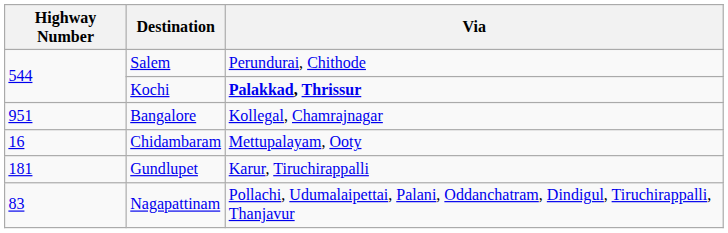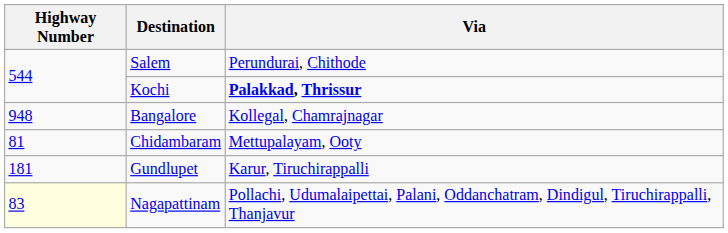(20, 115) 951 -> (20, 115) 948
(16, 142) 16 -> (16, 142) 81
(16, 204) no background -> (16, 204) lightyellow background
